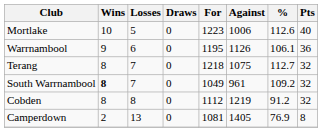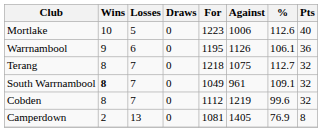(283, 83) 109.2 -> (283, 83) 109.1
(133, 100) 8 -> (133, 100) 7
(280, 100) 91.2 -> (280, 100) 99.6
